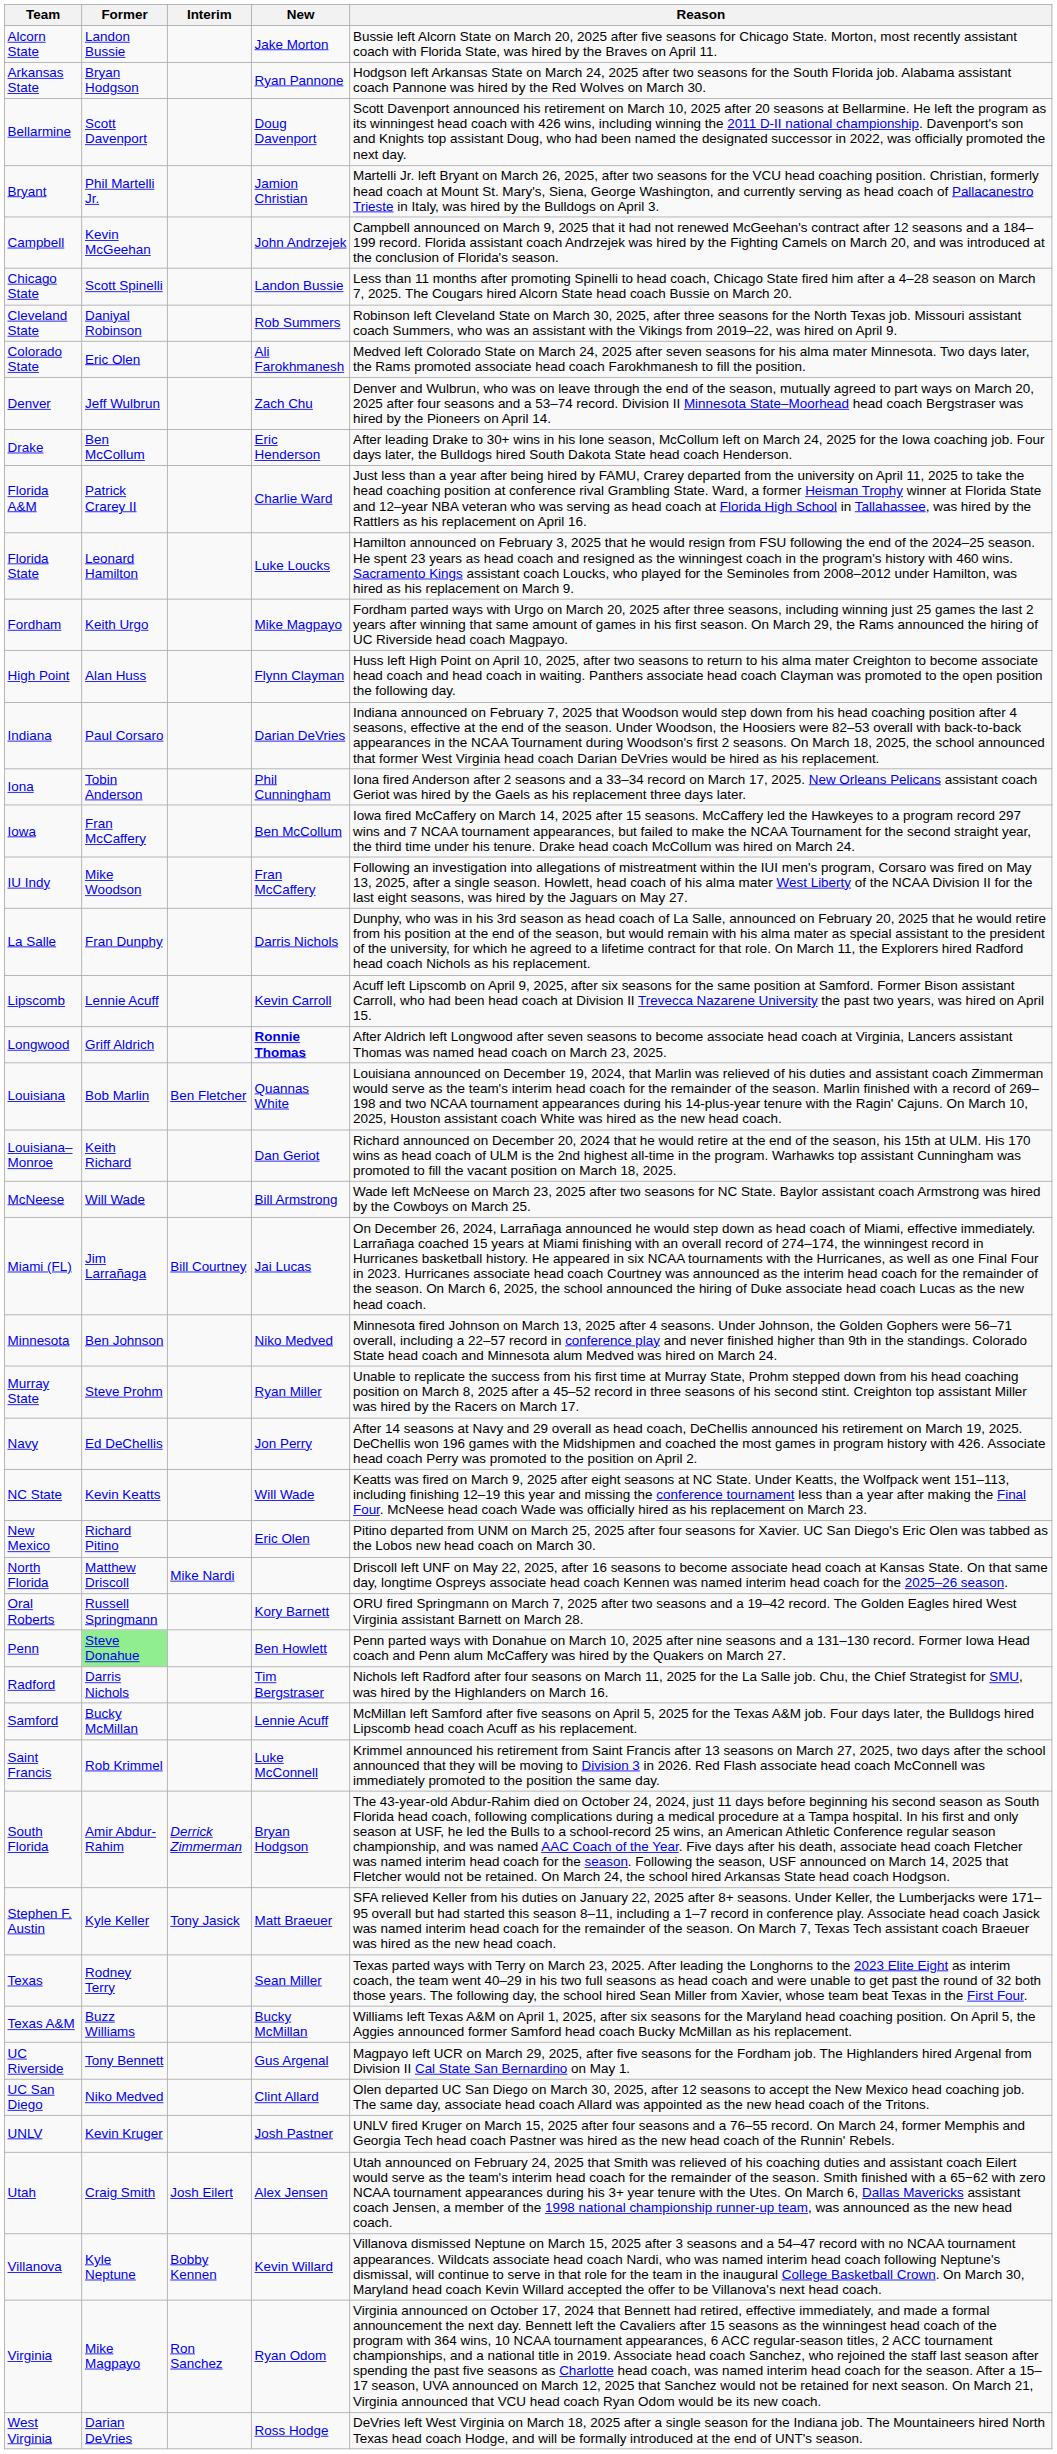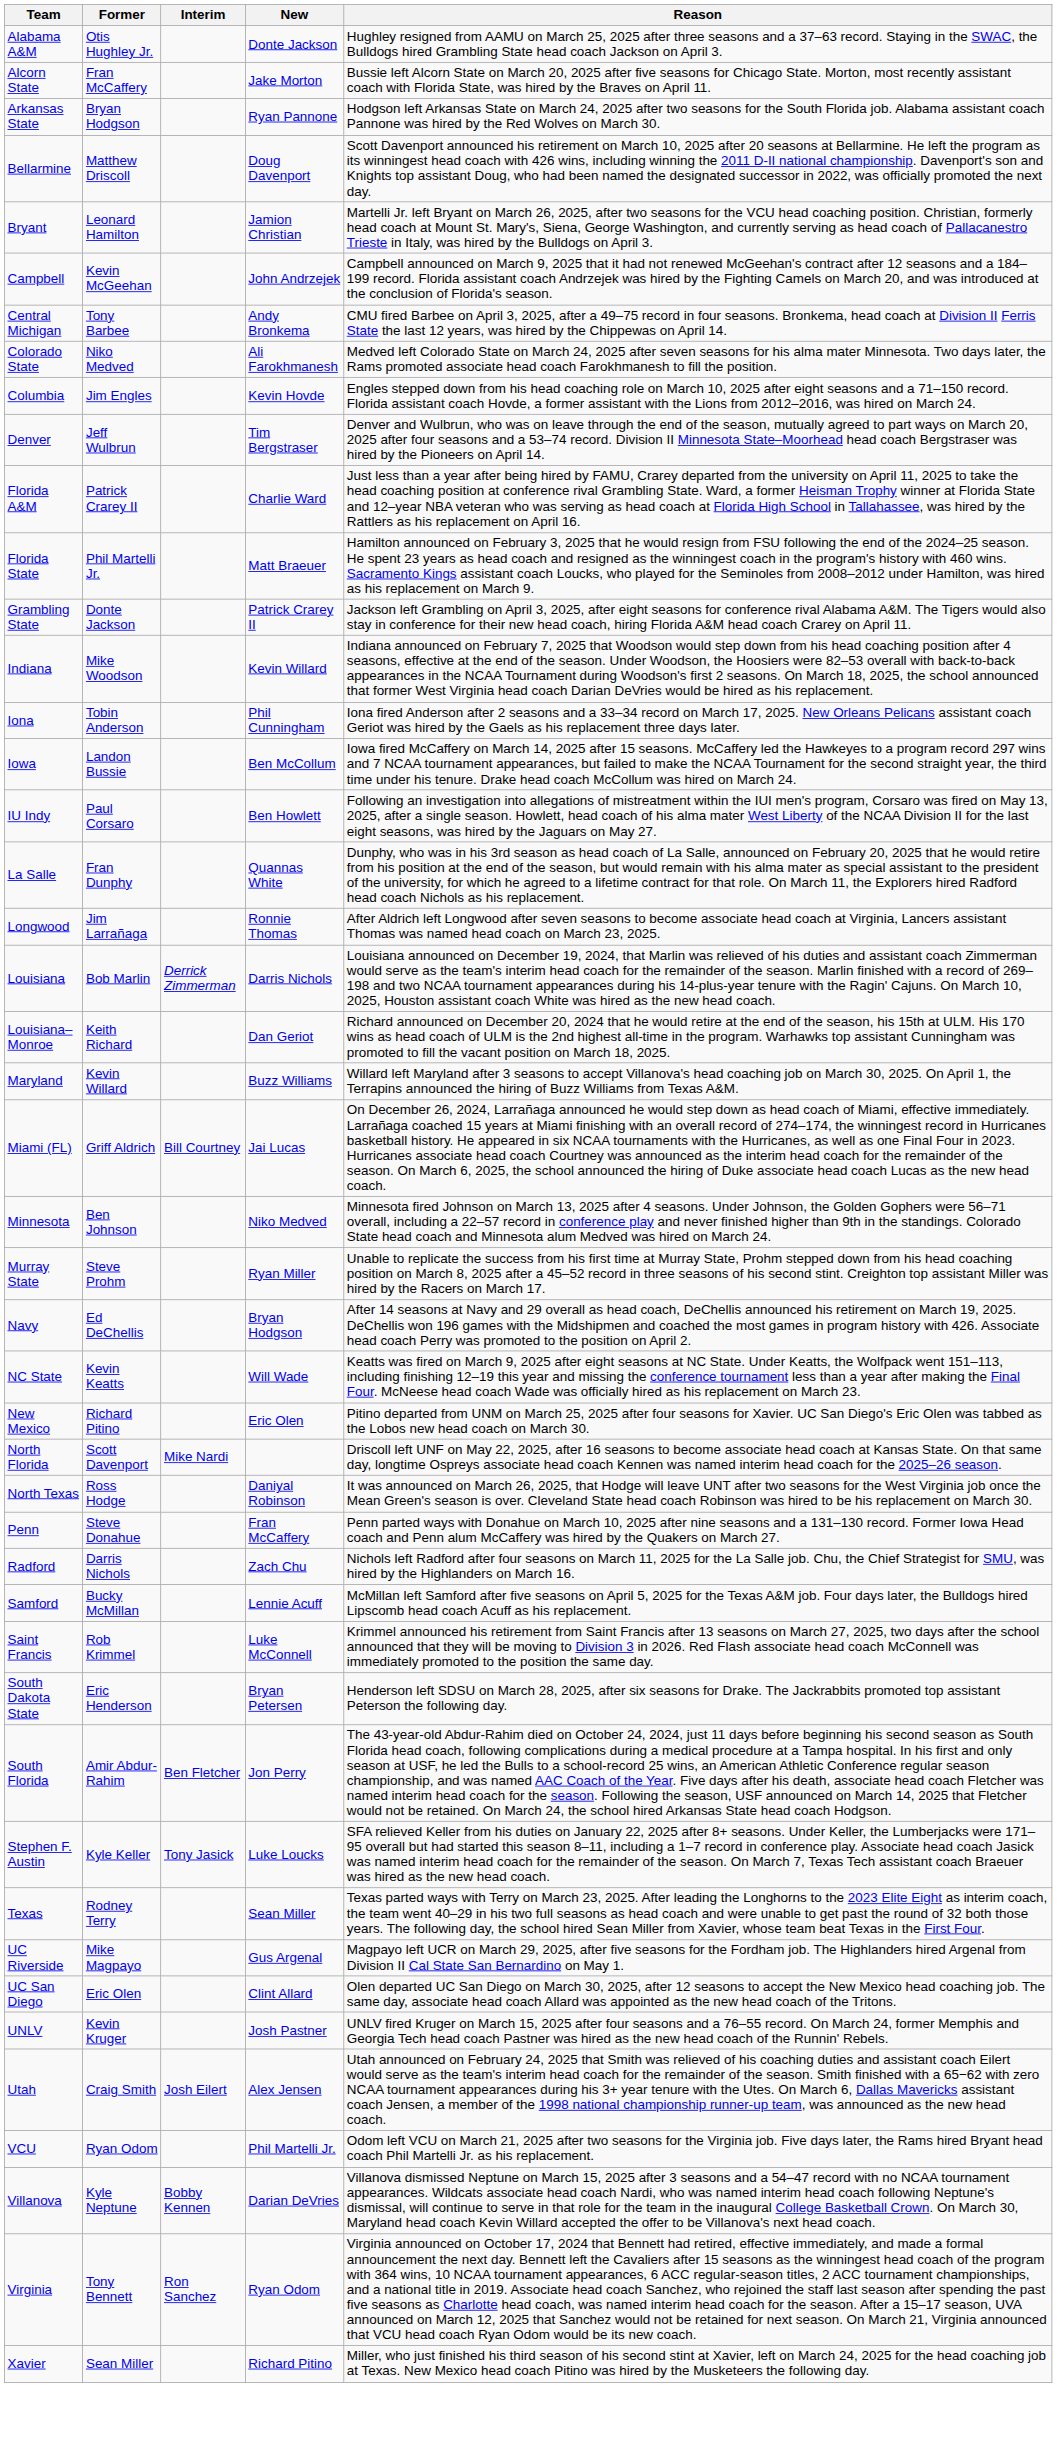+ row: (34, 44)
(107, 44) Landon Bussie -> (116, 80) Fran McCaffery
(116, 132) Scott Davenport -> (111, 168) Matthew Driscoll
(120, 191) Phil Martelli Jr. -> (112, 227) Leonard Hamilton
+ row: (34, 323)
- row: (32, 286)
- row: (37, 323)
(113, 359) Eric Olen -> (110, 359) Niko Medved
+ row: (36, 395)
(284, 403) Zach Chu -> (283, 439) Tim Bergstraser
- row: (25, 447)
(112, 565) Leonard Hamilton -> (121, 565) Phil Martelli Jr.
(292, 565) Luke Loucks -> (287, 565) Matt Braeuer
- row: (34, 624)
+ row: (39, 617)
- row: (39, 676)
(124, 735) Paul Corsaro -> (114, 668) Mike Woodson
(300, 735) Darian DeVries -> (288, 668) Kevin Willard
(116, 831) Fran McCaffery -> (108, 764) Landon Bussie
(113, 882) Mike Woodson -> (110, 815) Paul Corsaro
(285, 882) Fran McCaffery -> (285, 815) Ben Howlett
(296, 941) Darris Nichols -> (276, 875) Quannas White
- row: (36, 1000)
(120, 1044) Griff Aldrich -> (117, 926) Jim Larrañaga
(280, 1044) bold -> (273, 926) normal
(208, 1096) Ben Fletcher -> (200, 978) Derrick Zimmerman
(282, 1096) Quannas White -> (290, 978) Darris Nichols
+ row: (35, 1081)
- row: (36, 1199)
(116, 1266) Jim Larrañaga -> (121, 1148) Griff Aldrich
(283, 1443) Jon Perry -> (275, 1325) Bryan Hodgson
(110, 1575) Matthew Driscoll -> (117, 1457) Scott Davenport
+ row: (43, 1493)
- row: (31, 1611)
(112, 1648) lightgreen background -> (113, 1530) no background
(291, 1648) Ben Howlett -> (279, 1530) Fran McCaffery
(289, 1684) Tim Bergstraser -> (277, 1566) Zach Chu
+ row: (29, 1698)
(206, 1839) Derrick Zimmerman -> (202, 1772) Ben Fletcher
(281, 1839) Bryan Hodgson -> (277, 1772) Jon Perry
(293, 1921) Matt Braeuer -> (286, 1854) Luke Loucks
- row: (41, 2024)
(124, 2060) Tony Bennett -> (114, 1957) Mike Magpayo
(124, 2097) Niko Medved -> (114, 1994) Eric Olen
+ row: (22, 2148)
(294, 2267) Kevin Willard -> (294, 2200) Darian DeVries
(113, 2356) Mike Magpayo -> (109, 2289) Tony Bennett
- row: (30, 2430)
+ row: (27, 2364)
